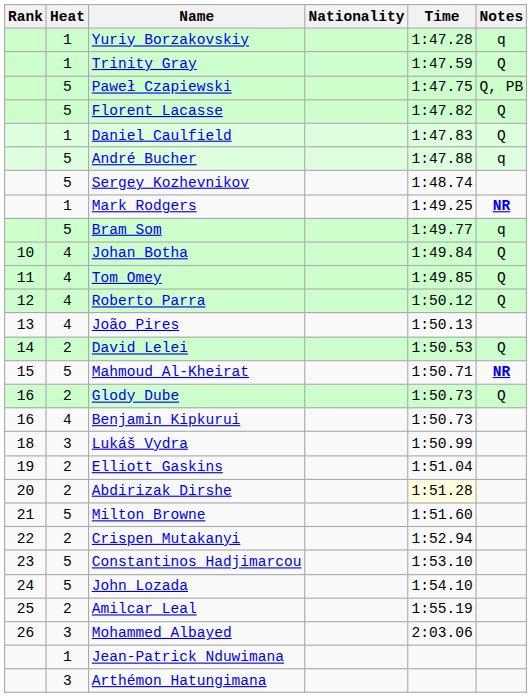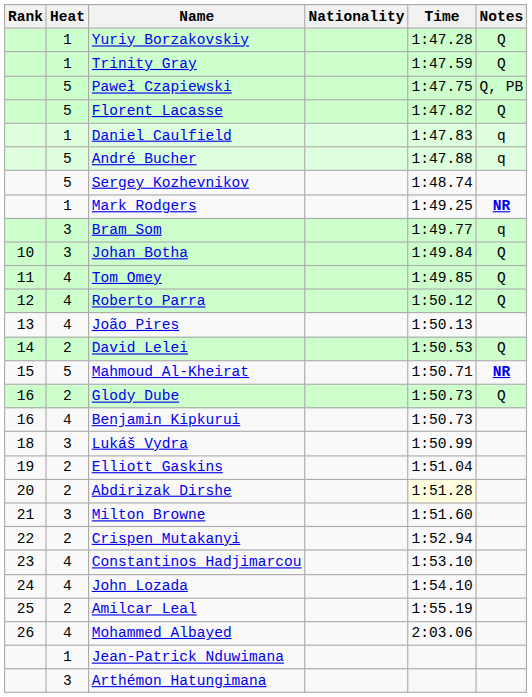(501, 40) q -> (501, 40) Q
(501, 135) Q -> (501, 135) q
(67, 230) 5 -> (67, 230) 3
(67, 254) 4 -> (67, 254) 3
(67, 515) 5 -> (67, 515) 3
(67, 562) 5 -> (67, 562) 4
(67, 586) 5 -> (67, 586) 4
(67, 633) 3 -> (67, 633) 4
